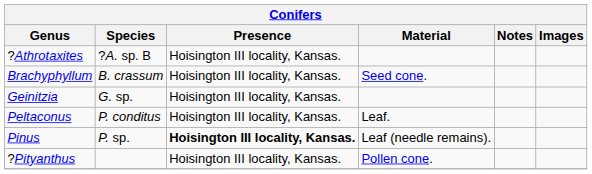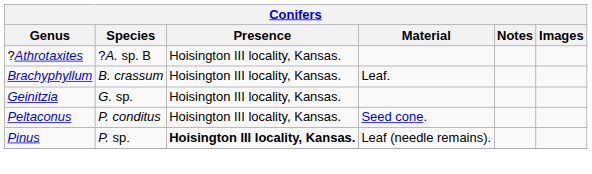(394, 76) Seed cone. -> (376, 76) Leaf.
(376, 117) Leaf. -> (394, 117) Seed cone.
- row: (41, 158)
